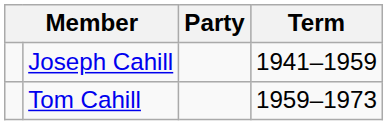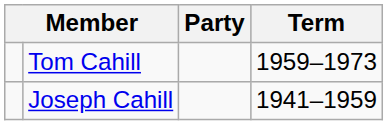rows swapped: (101, 61) <-> (85, 100)
